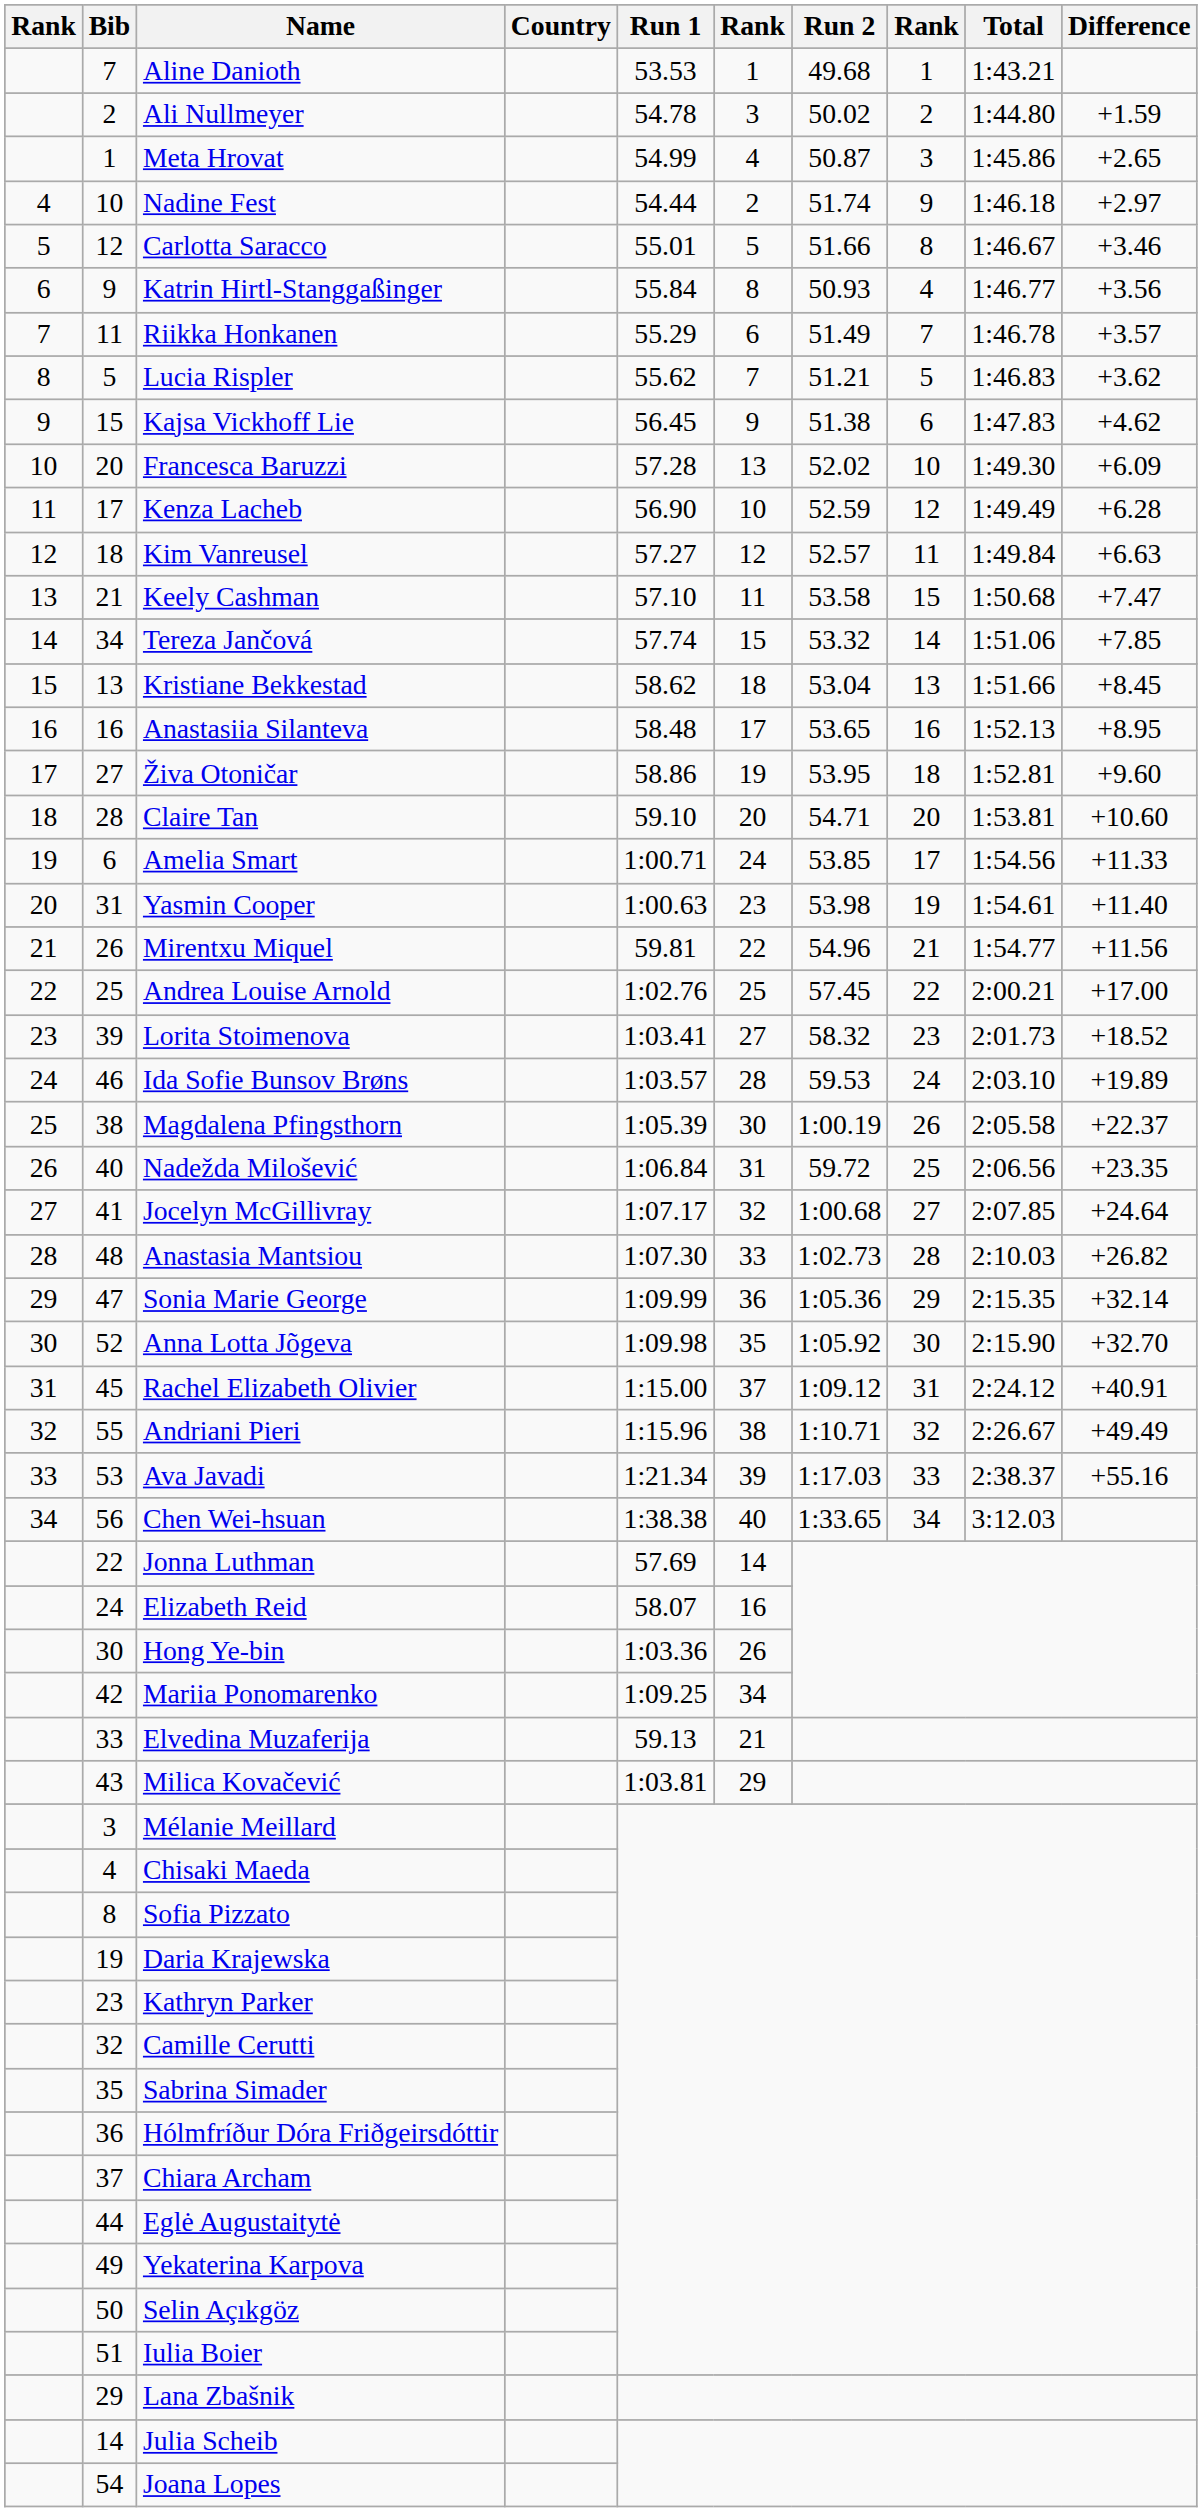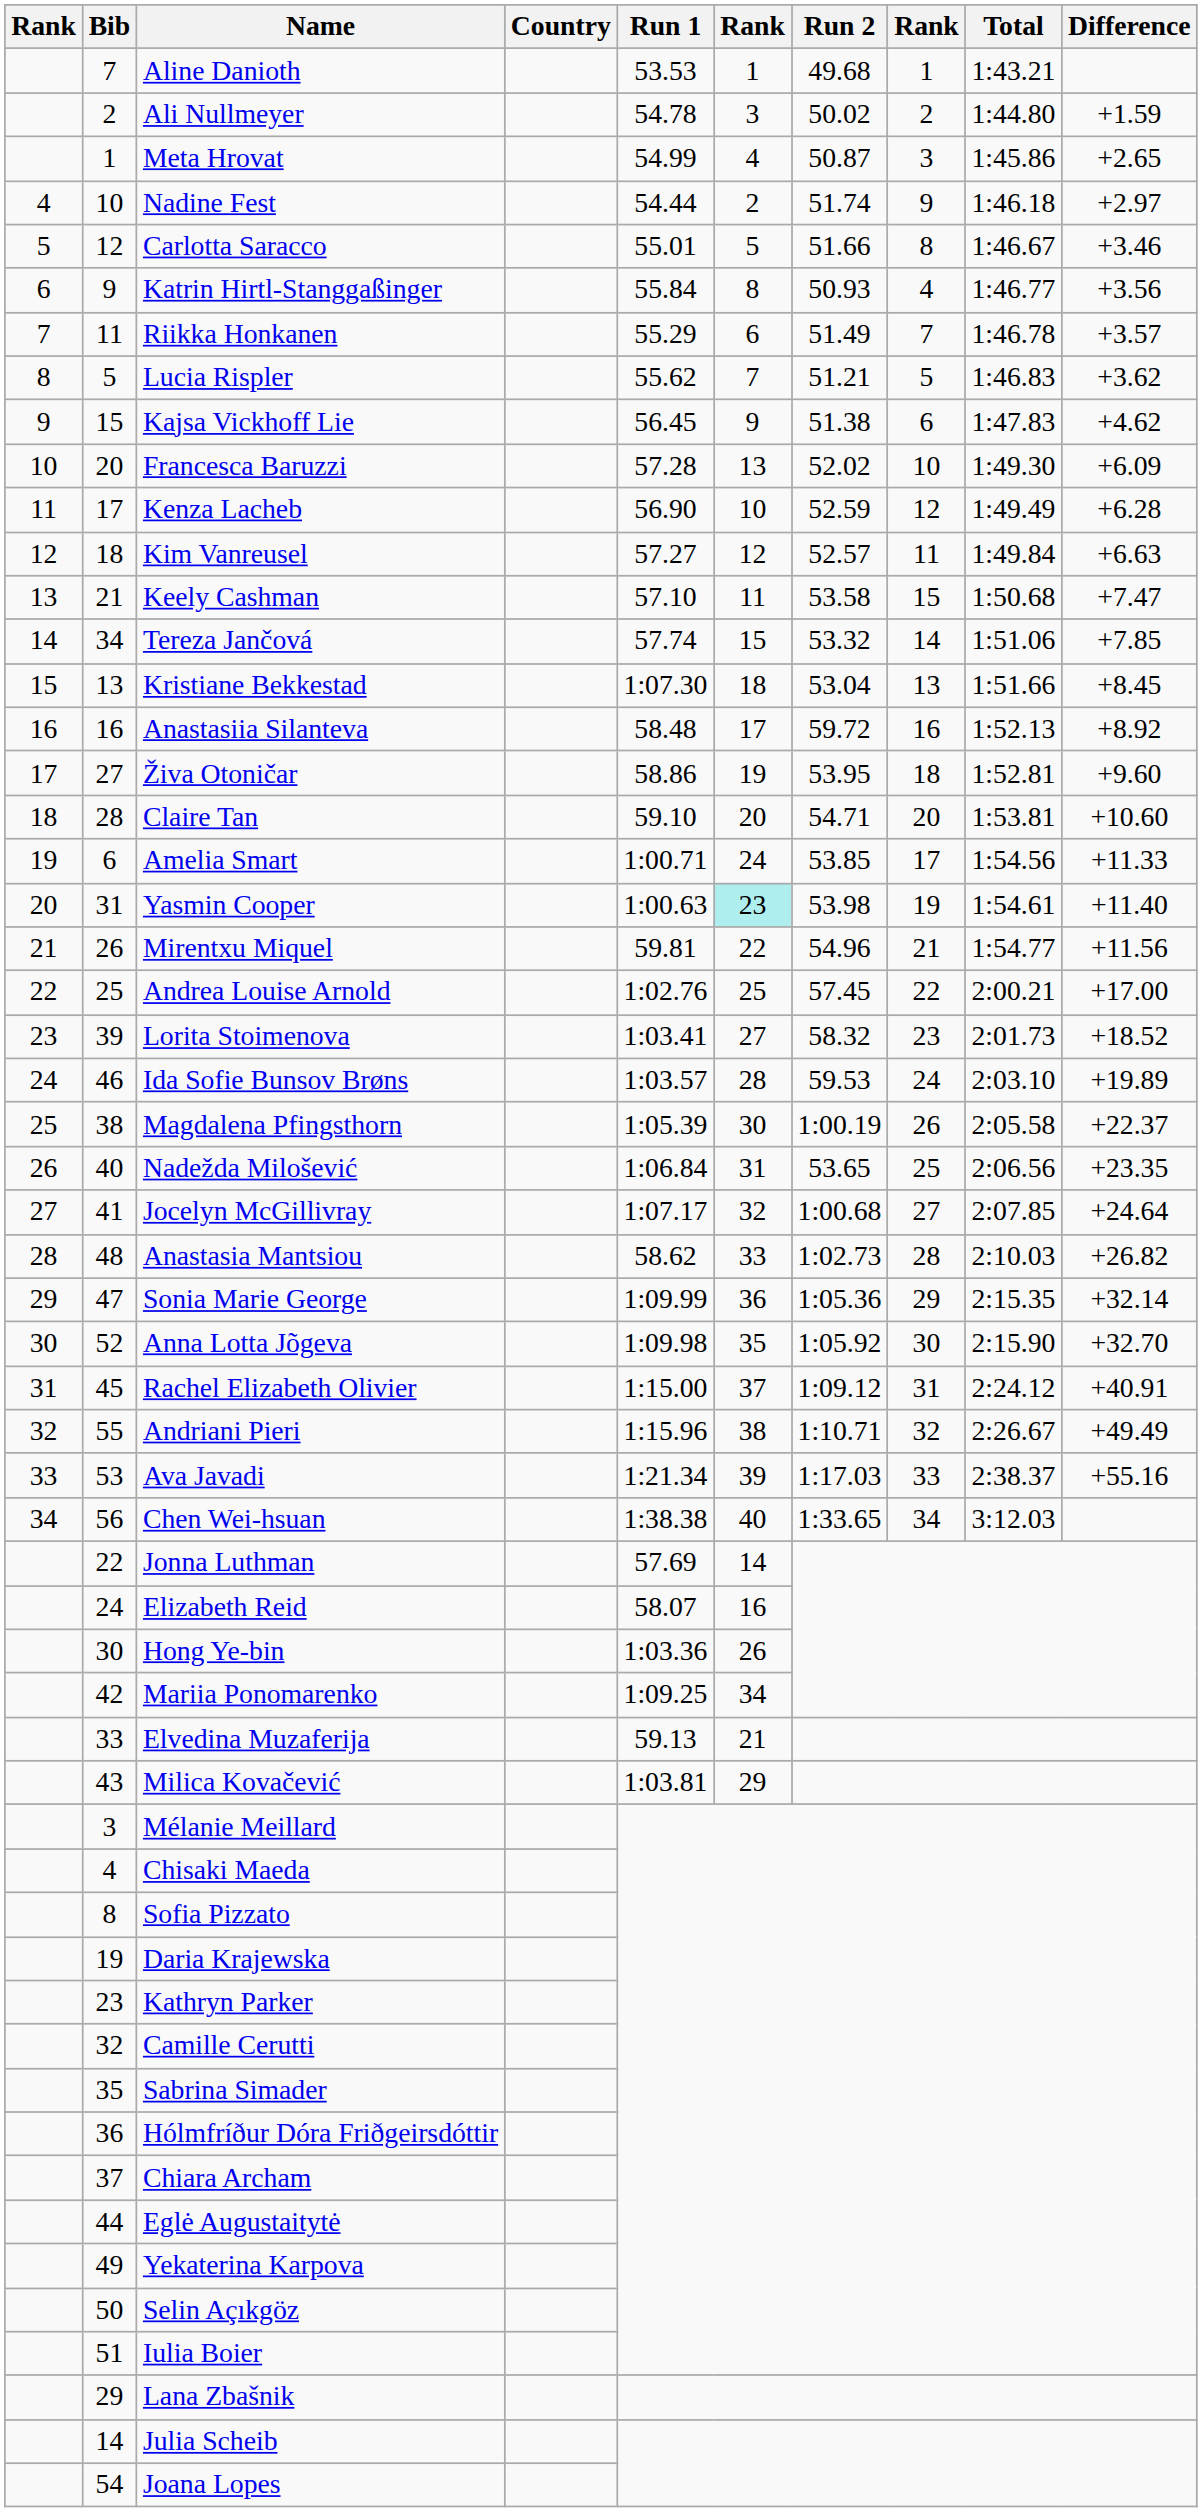(665, 684) 58.62 -> (665, 684) 1:07.30
(839, 728) 53.65 -> (839, 728) 59.72
(1129, 728) +8.95 -> (1129, 728) +8.92
(752, 904) no background -> (752, 904) paleturquoise background
(839, 1167) 59.72 -> (839, 1167) 53.65
(665, 1255) 1:07.30 -> (665, 1255) 58.62
